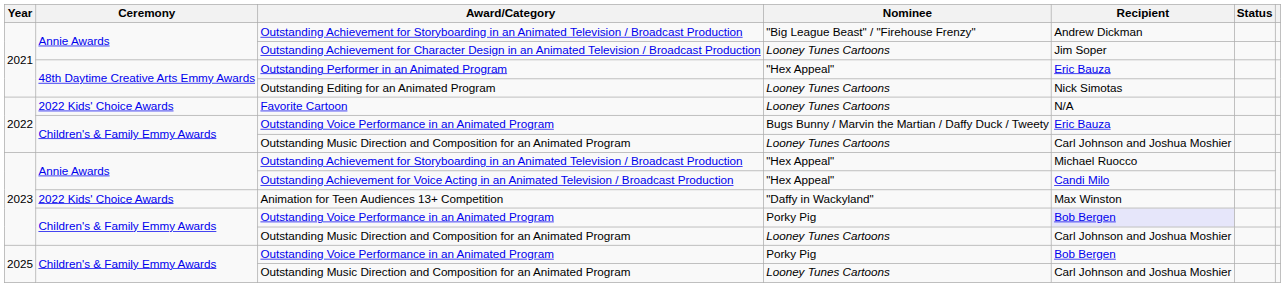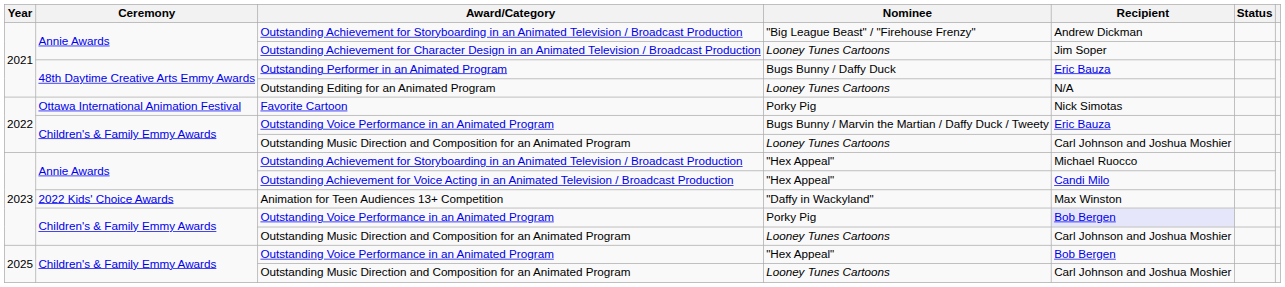(800, 69) "Hex Appeal" -> (831, 69) Bugs Bunny / Daffy Duck
(1088, 87) Nick Simotas -> (1064, 87) N/A
(106, 106) 2022 Kids' Choice Awards -> (140, 106) Ottawa International Animation Festival
(828, 106) Looney Tunes Cartoons -> (791, 106) Porky Pig
(1064, 106) N/A -> (1088, 106) Nick Simotas
(791, 254) Porky Pig -> (800, 254) "Hex Appeal"
